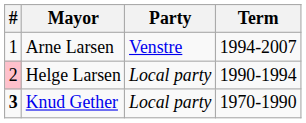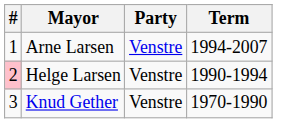(170, 74) Local party -> (156, 74) Venstre
(13, 103) bold -> (13, 103) normal
(170, 103) Local party -> (156, 103) Venstre
